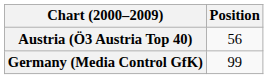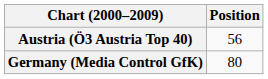(235, 62) 99 -> (235, 62) 80
